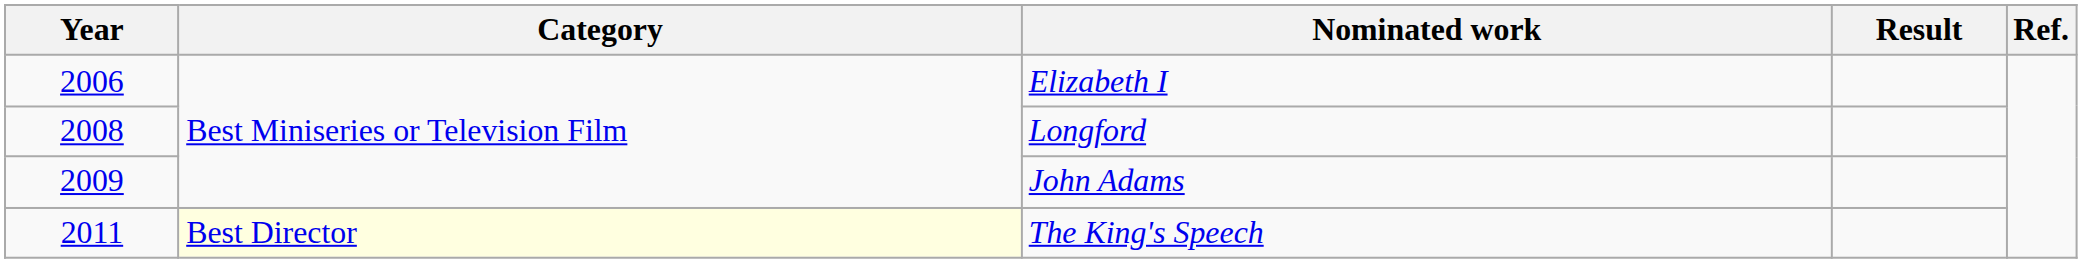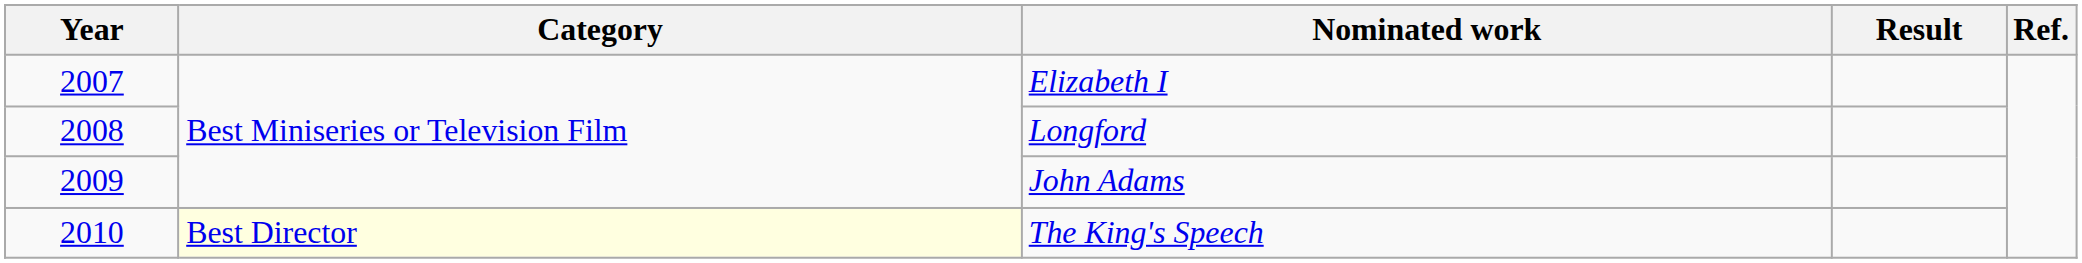(92, 80) 2006 -> (92, 80) 2007
(92, 231) 2011 -> (92, 231) 2010
